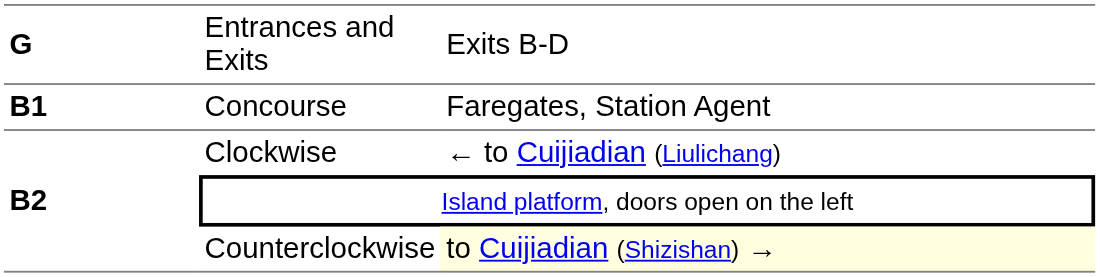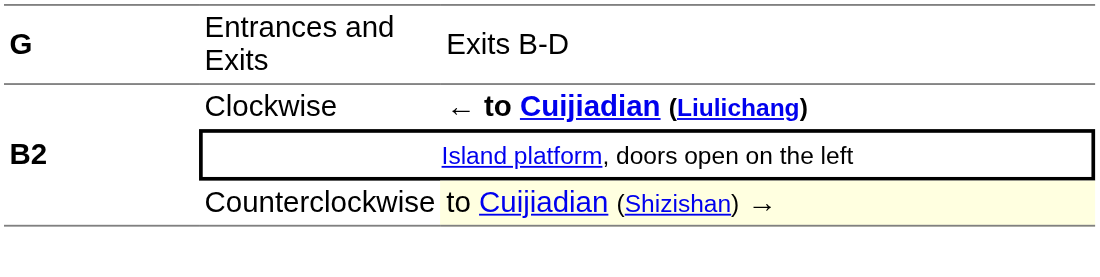- row: (276, 106)
(614, 152) normal -> (627, 106) bold
